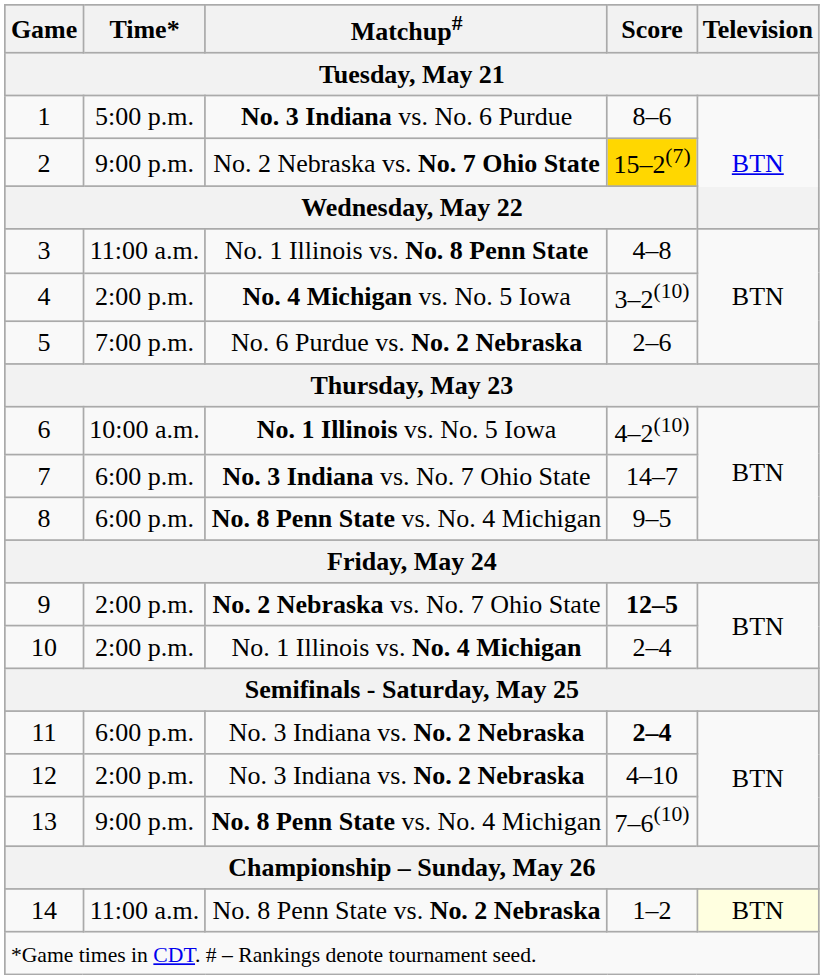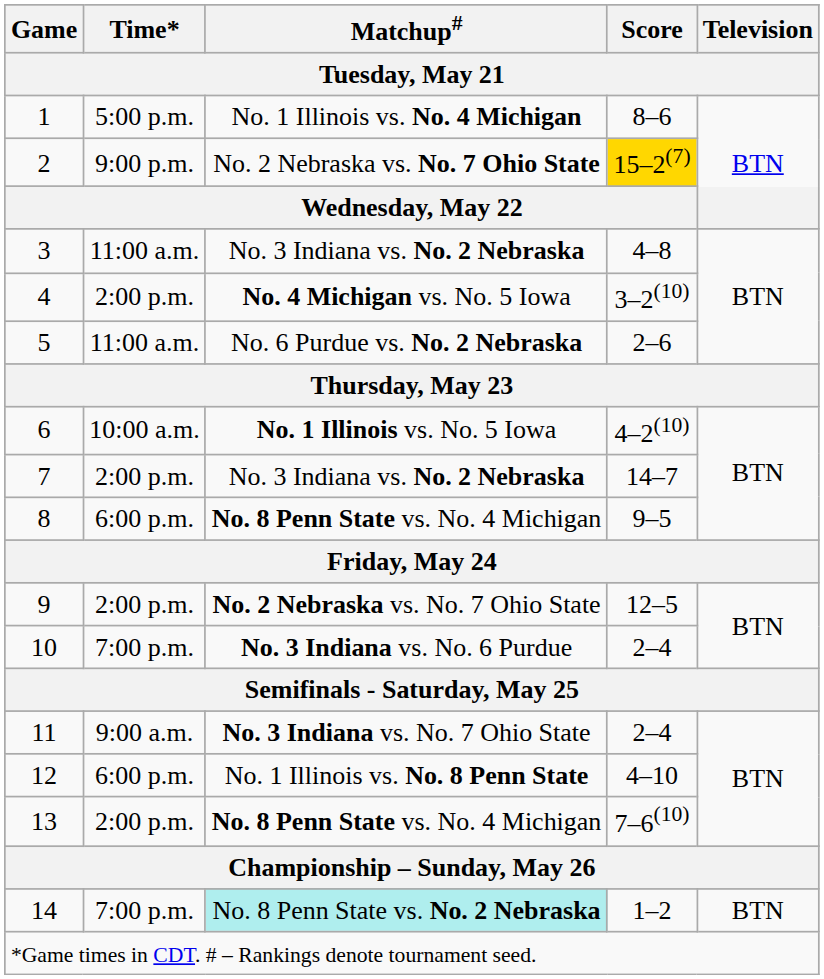(407, 117) No. 3 Indiana vs. No. 6 Purdue -> (407, 117) No. 1 Illinois vs. No. 4 Michigan
(407, 250) No. 1 Illinois vs. No. 8 Penn State -> (407, 250) No. 3 Indiana vs. No. 2 Nebraska
(145, 341) 7:00 p.m. -> (145, 341) 11:00 a.m.
(145, 475) 6:00 p.m. -> (145, 475) 2:00 p.m.
(407, 475) No. 3 Indiana vs. No. 7 Ohio State -> (407, 475) No. 3 Indiana vs. No. 2 Nebraska
(652, 604) bold -> (652, 604) normal
(145, 647) 2:00 p.m. -> (145, 647) 7:00 p.m.
(407, 647) No. 1 Illinois vs. No. 4 Michigan -> (407, 647) No. 3 Indiana vs. No. 6 Purdue
(145, 732) 6:00 p.m. -> (145, 732) 9:00 a.m.
(407, 732) No. 3 Indiana vs. No. 2 Nebraska -> (407, 732) No. 3 Indiana vs. No. 7 Ohio State
(652, 732) bold -> (652, 732) normal
(145, 775) 2:00 p.m. -> (145, 775) 6:00 p.m.
(407, 775) No. 3 Indiana vs. No. 2 Nebraska -> (407, 775) No. 1 Illinois vs. No. 8 Penn State
(145, 821) 9:00 p.m. -> (145, 821) 2:00 p.m.
(145, 909) 11:00 a.m. -> (145, 909) 7:00 p.m.
(407, 909) no background -> (407, 909) paleturquoise background
(758, 909) lightyellow background -> (758, 909) no background
